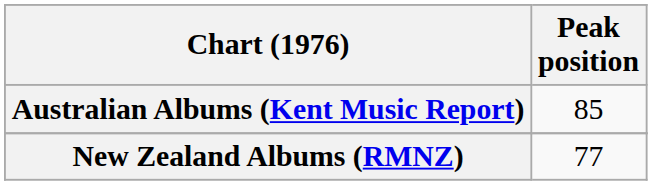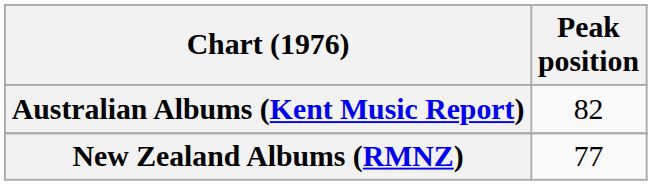(589, 108) 85 -> (589, 108) 82
